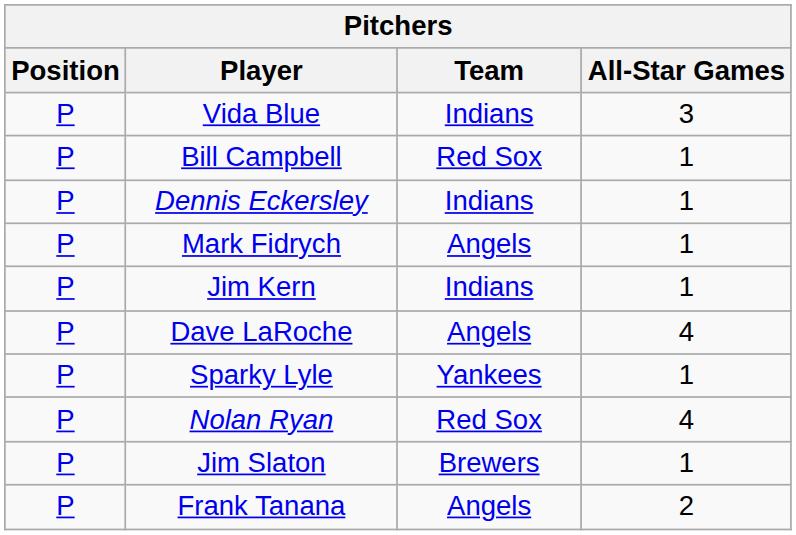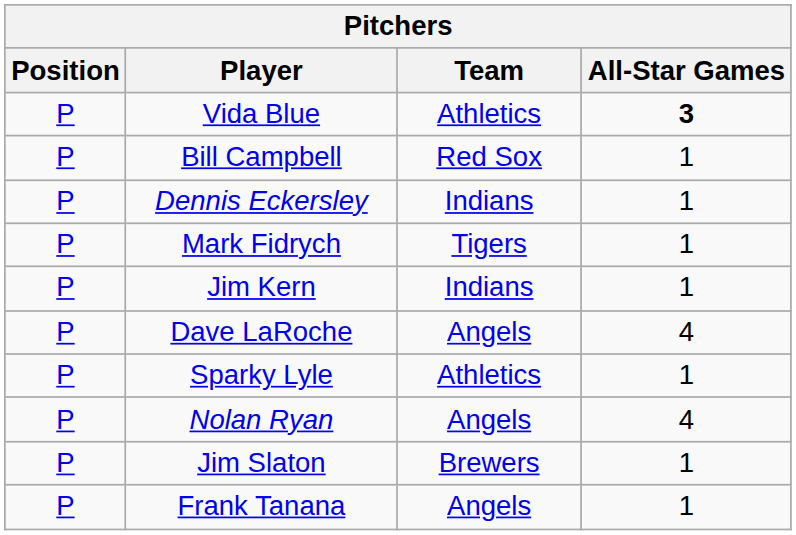(489, 113) Indians -> (489, 113) Athletics
(686, 113) normal -> (686, 113) bold
(489, 244) Angels -> (489, 244) Tigers
(489, 375) Yankees -> (489, 375) Athletics
(489, 419) Red Sox -> (489, 419) Angels
(686, 506) 2 -> (686, 506) 1
